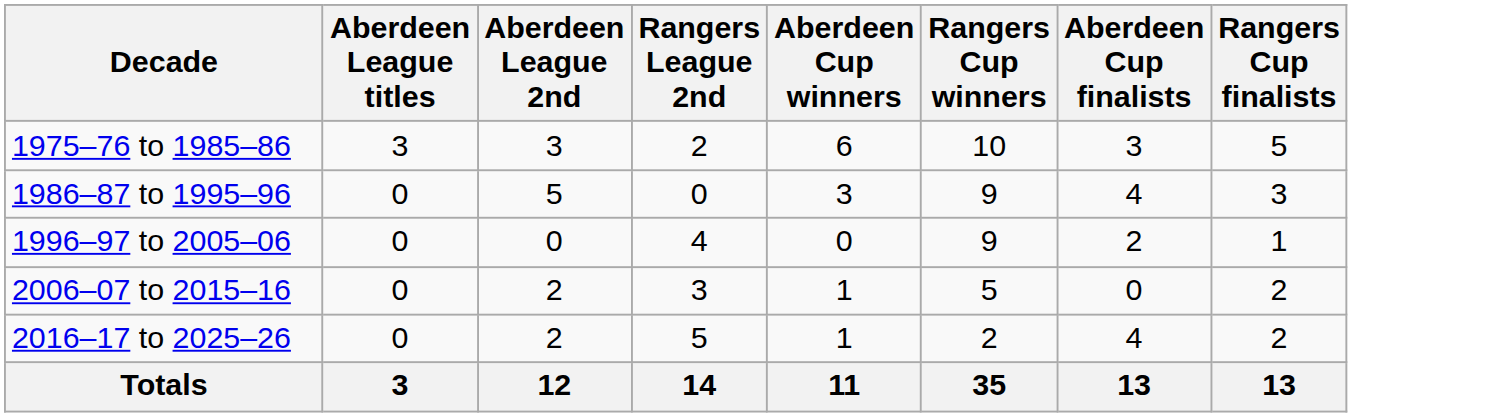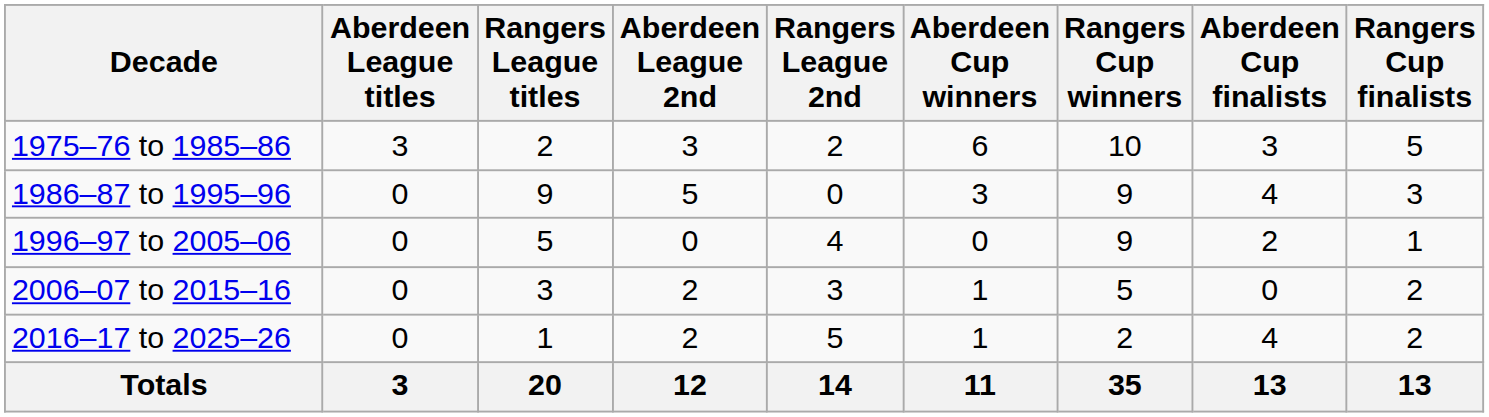+ column: (545, 62)
